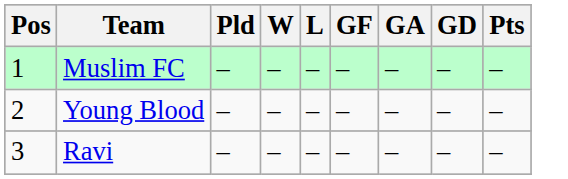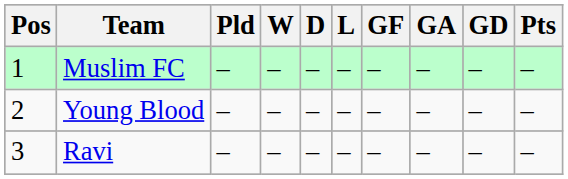+ column: (316, 25)
